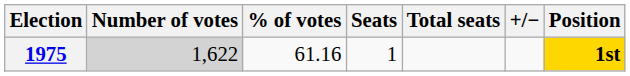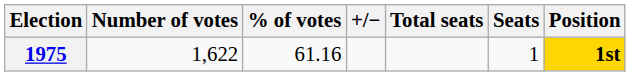columns swapped: (374, 20) <-> (525, 20)
(215, 53) lightgrey background -> (215, 53) no background
